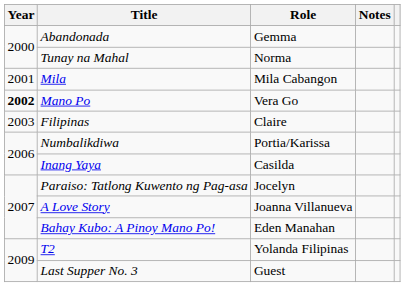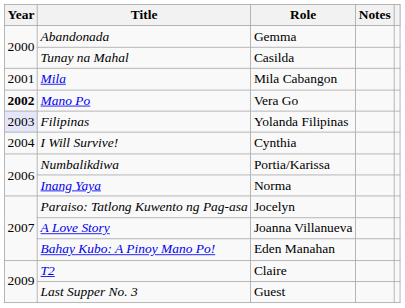(273, 57) Norma -> (274, 57) Casilda
(21, 121) no background -> (21, 121) lavender background
(270, 121) Claire -> (301, 121) Yolanda Filipinas
+ row: (79, 143)
(274, 164) Casilda -> (273, 185) Norma
(301, 249) Yolanda Filipinas -> (270, 270) Claire
